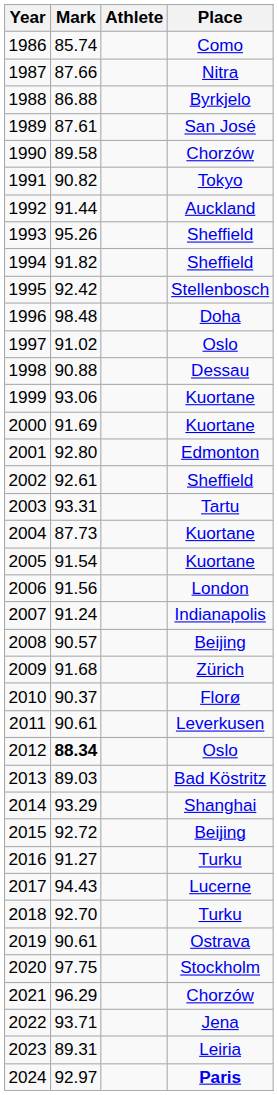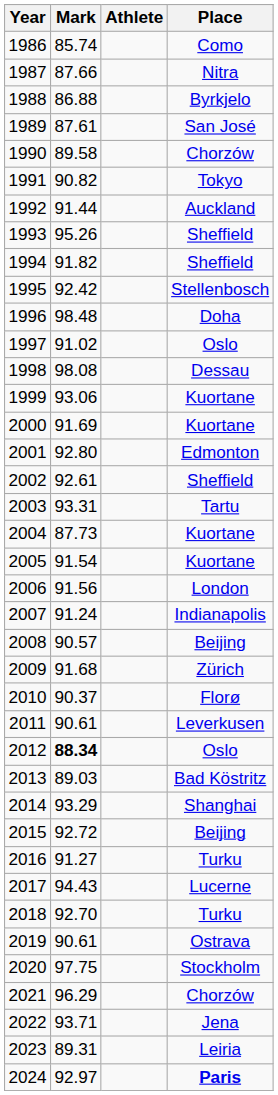(76, 371) 90.88 -> (76, 371) 98.08
